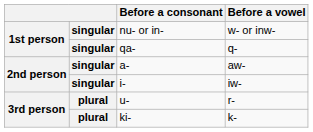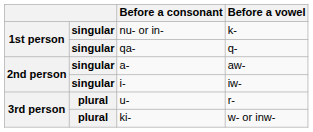(252, 30) w- or inw- -> (232, 30) k-
(232, 118) k- -> (252, 118) w- or inw-
